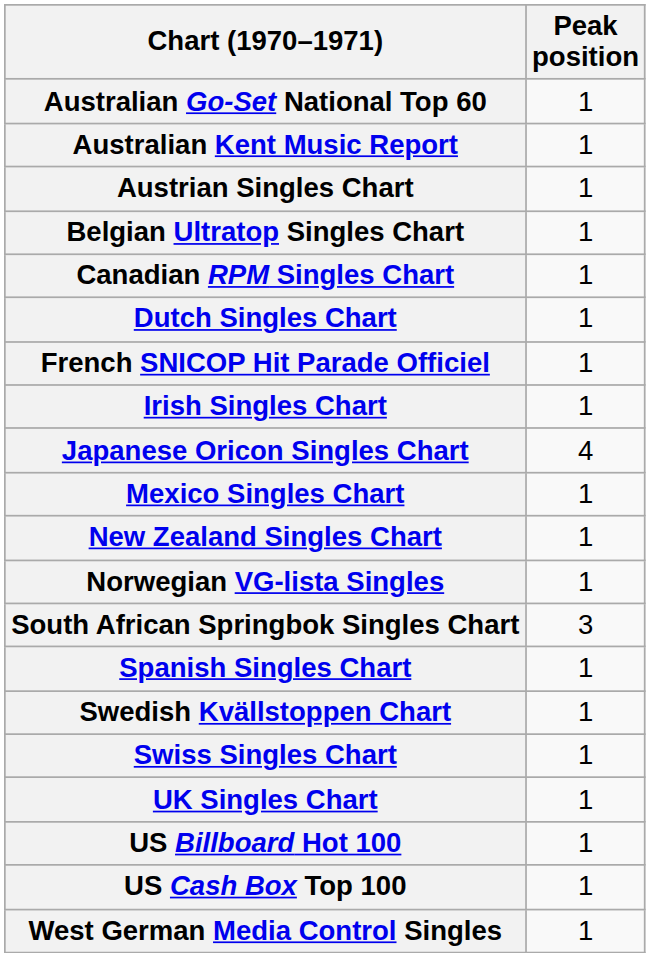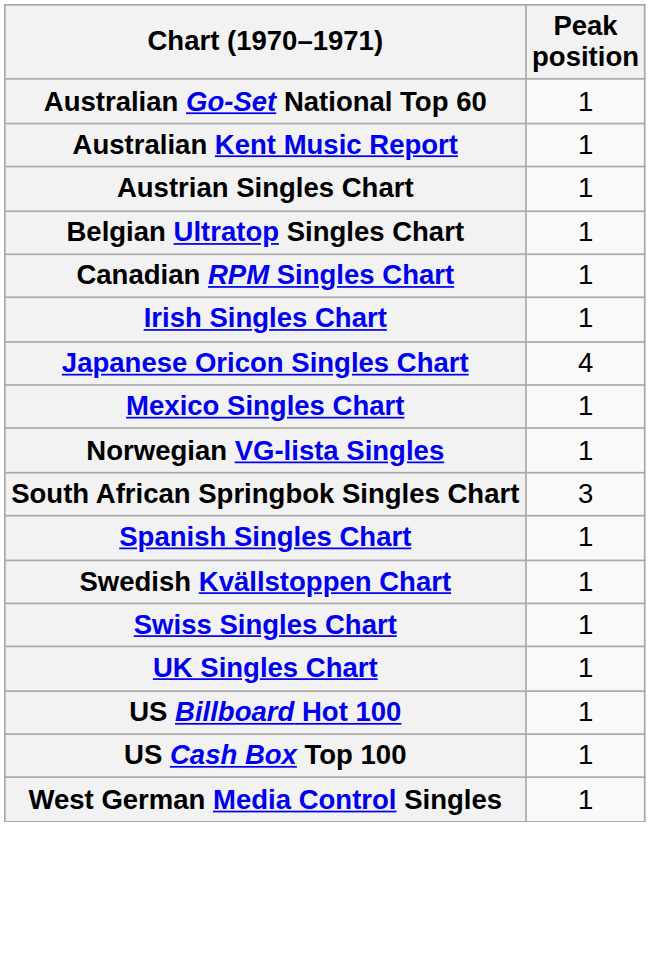- row: (265, 319)
- row: (265, 362)
- row: (265, 537)
